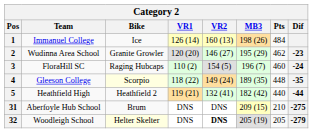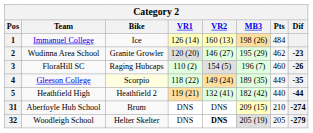(298, 67) -24 -> (298, 67) -26
(279, 80) 448 -> (279, 80) 449
(298, 107) -275 -> (298, 107) -274
(137, 120) lightyellow background -> (137, 120) no background
